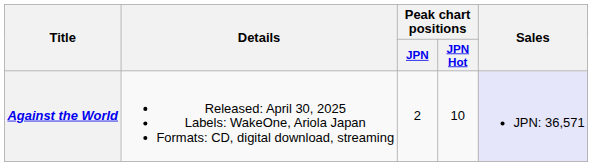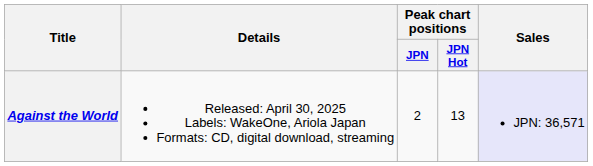(458, 116) 10 -> (458, 116) 13
